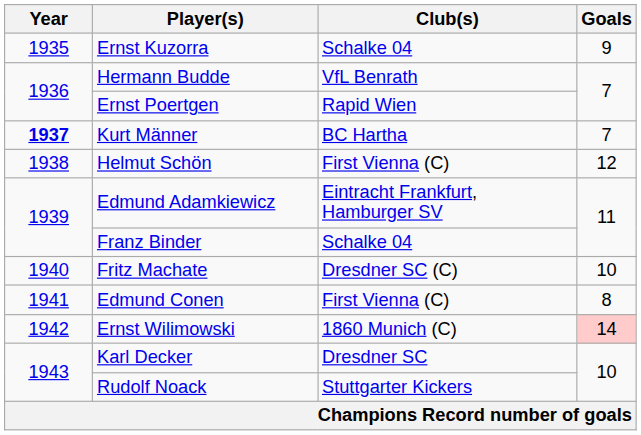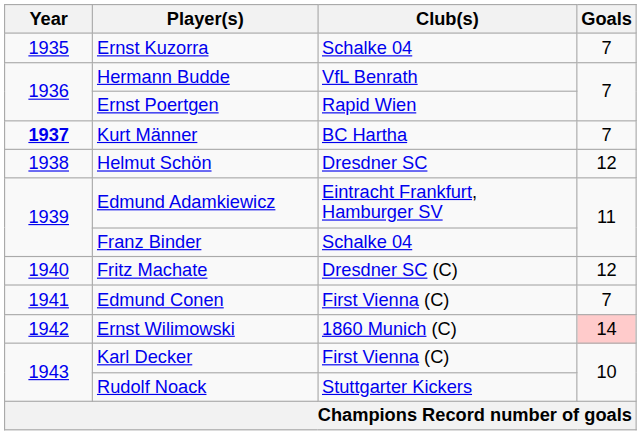(607, 47) 9 -> (607, 47) 7
(386, 163) First Vienna (C) -> (375, 163) Dresdner SC
(607, 270) 10 -> (607, 270) 12
(607, 299) 8 -> (607, 299) 7
(375, 357) Dresdner SC -> (386, 357) First Vienna (C)
